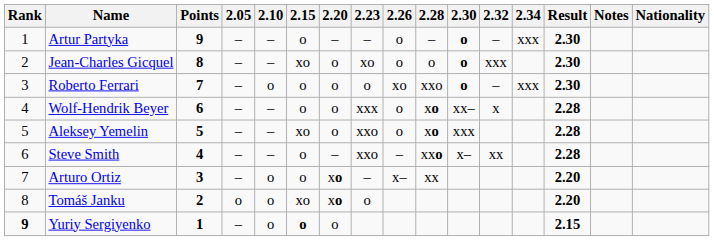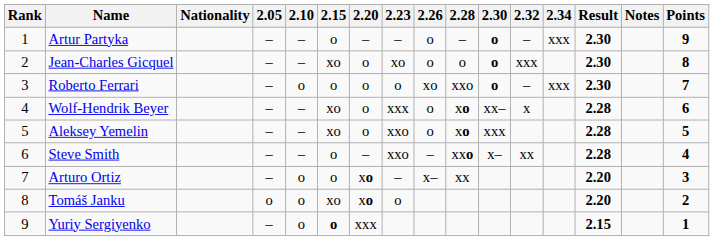columns swapped: (670, 16) <-> (200, 16)
(303, 108) o -> (334, 108) xo
(25, 223) bold -> (25, 223) normal
(335, 223) o -> (366, 223) xxx
